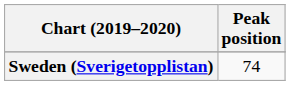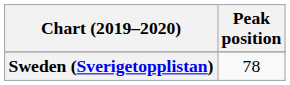(251, 66) 74 -> (251, 66) 78
